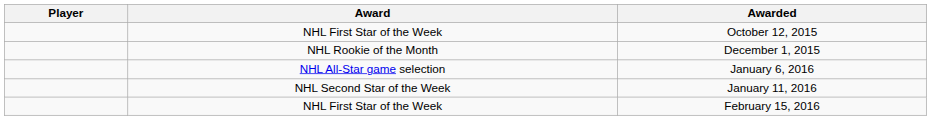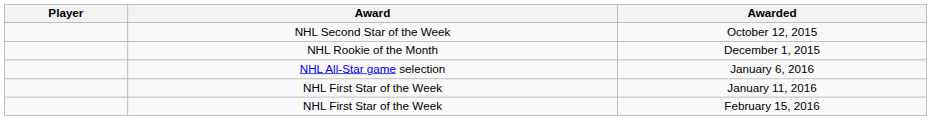(373, 32) NHL First Star of the Week -> (373, 32) NHL Second Star of the Week
(373, 87) NHL Second Star of the Week -> (373, 87) NHL First Star of the Week
